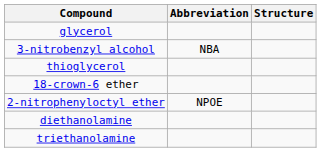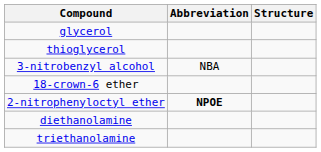rows swapped: (86, 67) <-> (86, 49)
(209, 102) normal -> (209, 102) bold
